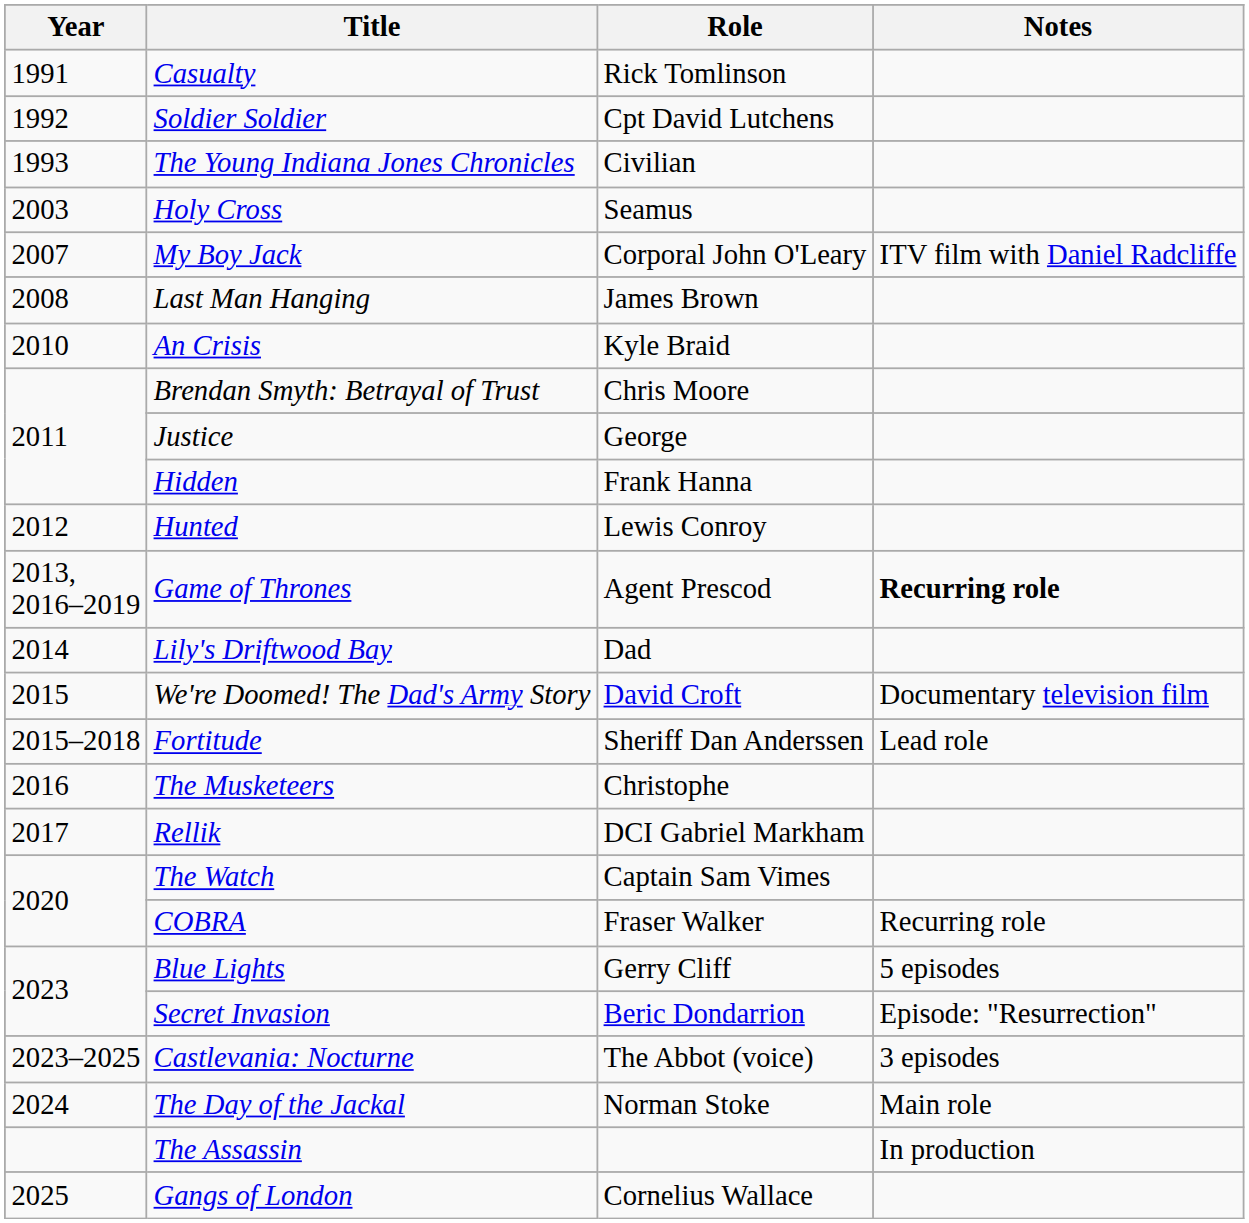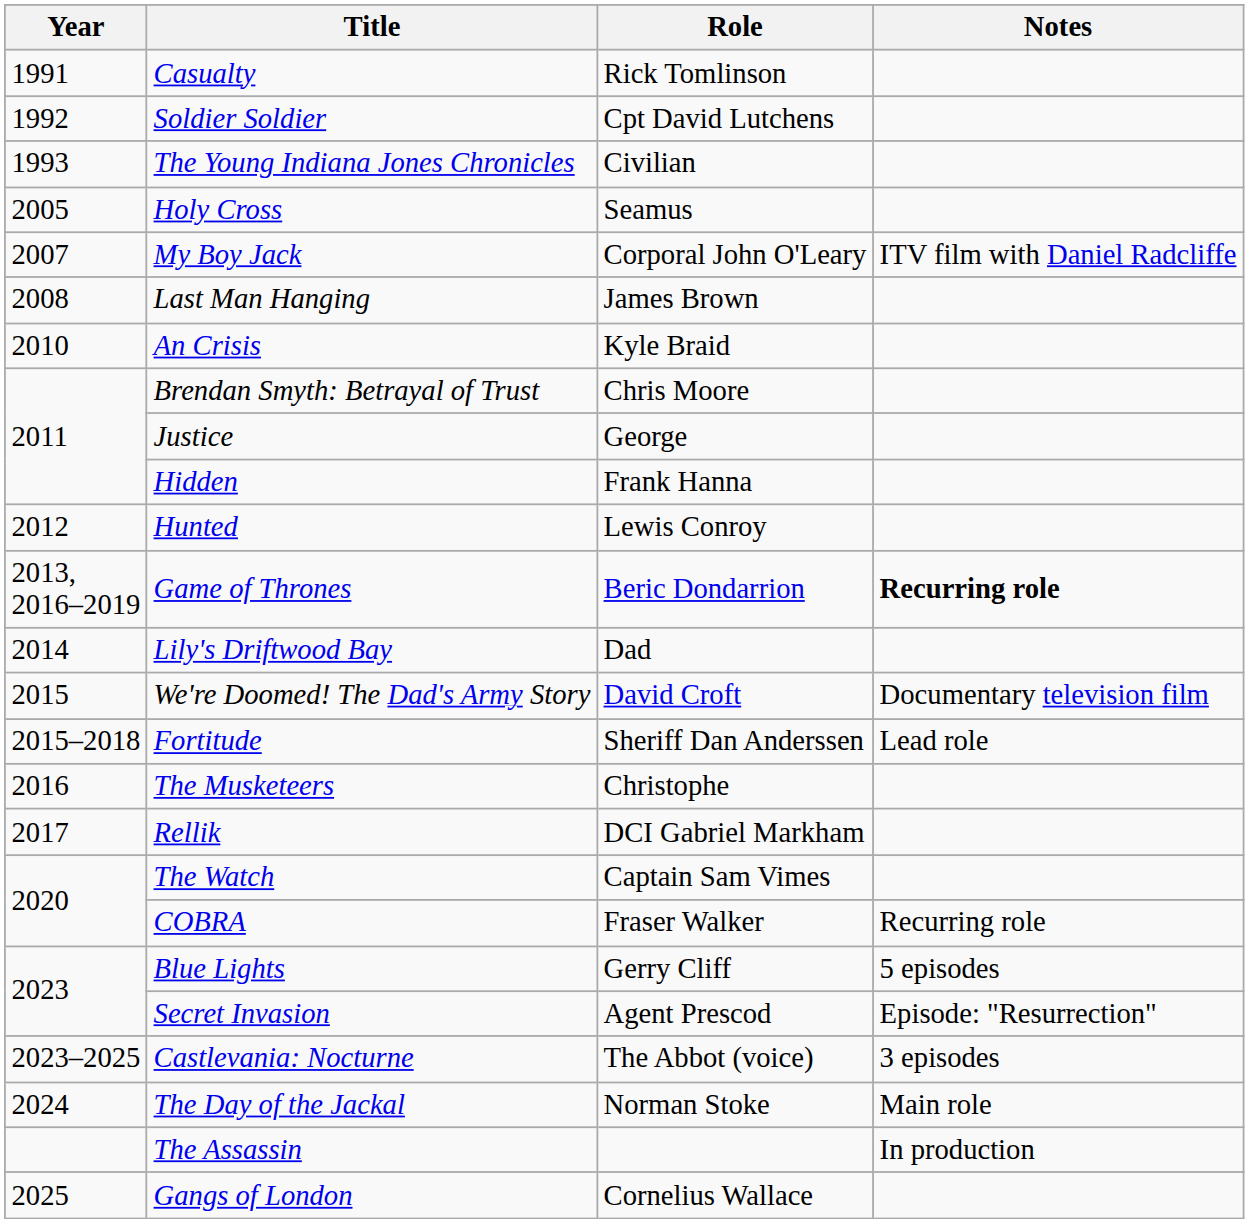(40, 208) 2003 -> (40, 208) 2005
(687, 588) Agent Prescod -> (704, 588) Beric Dondarrion
(704, 1013) Beric Dondarrion -> (687, 1013) Agent Prescod
